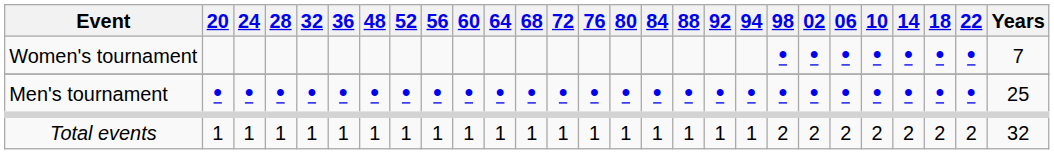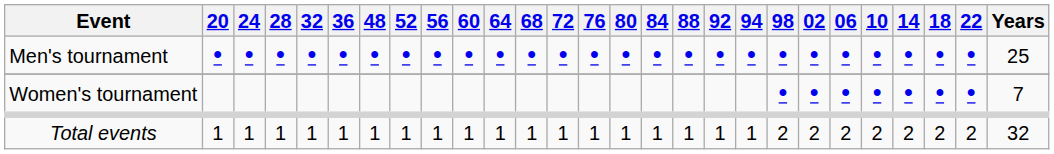rows swapped: (89, 93) <-> (103, 55)
